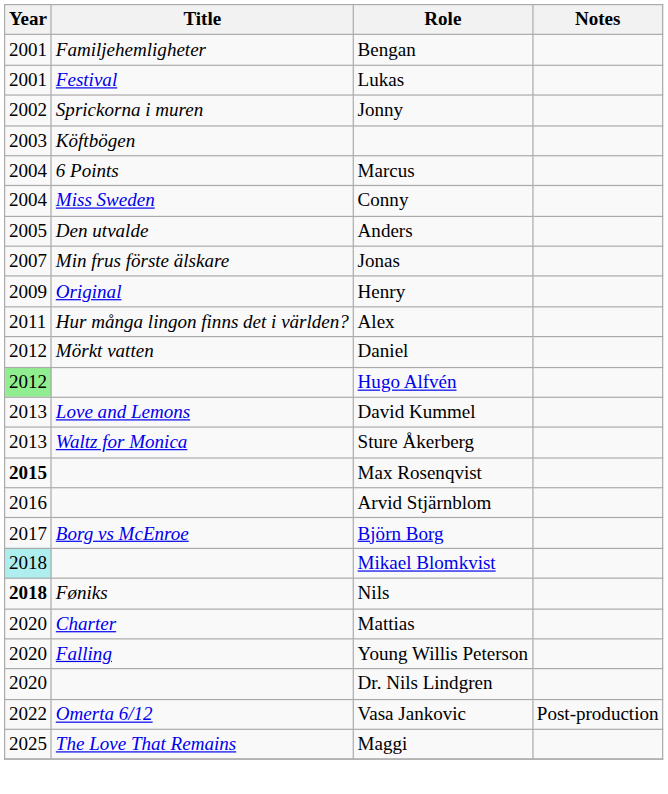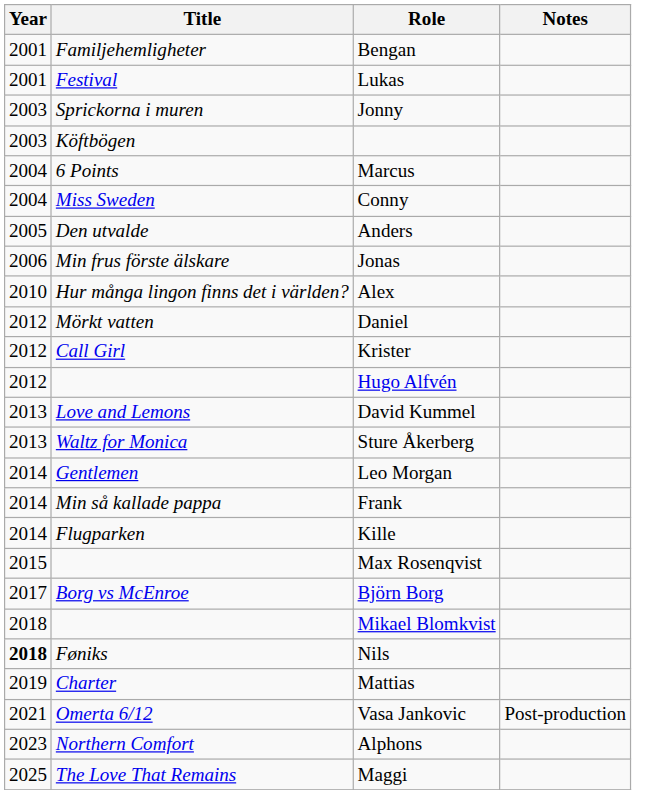(28, 110) 2002 -> (28, 110) 2003
(28, 261) 2007 -> (28, 261) 2006
- row: (89, 291)
(28, 321) 2011 -> (28, 291) 2010
+ row: (90, 351)
(28, 381) lightgreen background -> (28, 381) no background
+ row: (97, 472)
+ row: (139, 502)
+ row: (100, 532)
(28, 472) bold -> (28, 563) normal
- row: (202, 503)
(28, 563) paleturquoise background -> (28, 623) no background
(28, 623) 2020 -> (28, 683) 2019
- row: (84, 653)
- row: (202, 684)
(28, 714) 2022 -> (28, 714) 2021
+ row: (125, 744)
